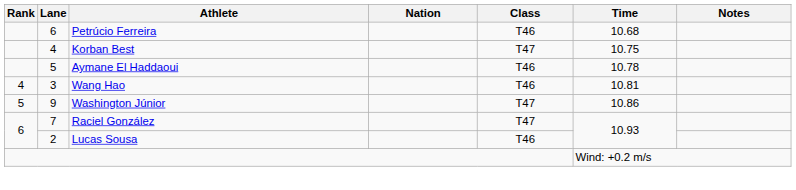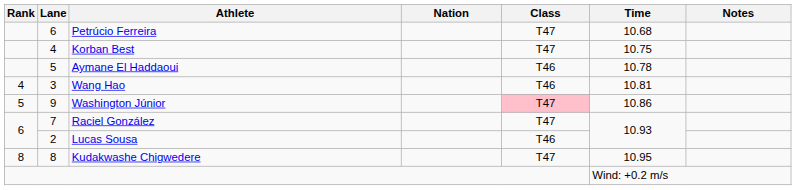(525, 31) T46 -> (546, 31) T47
(525, 103) no background -> (546, 103) pink background
+ row: (136, 157)
